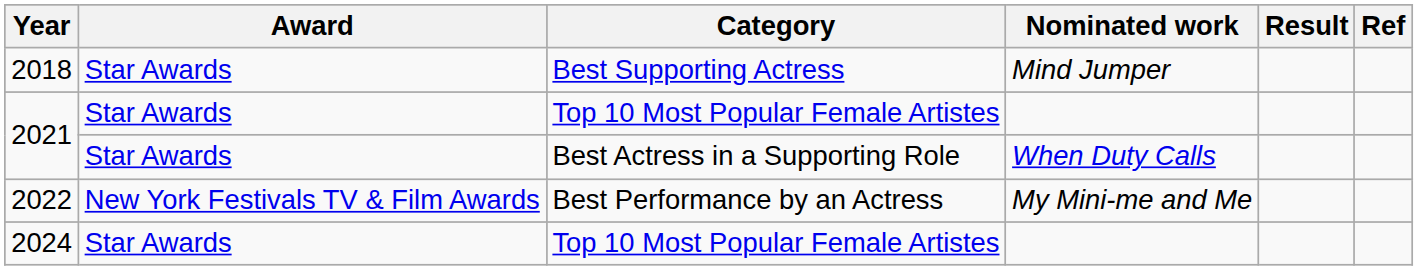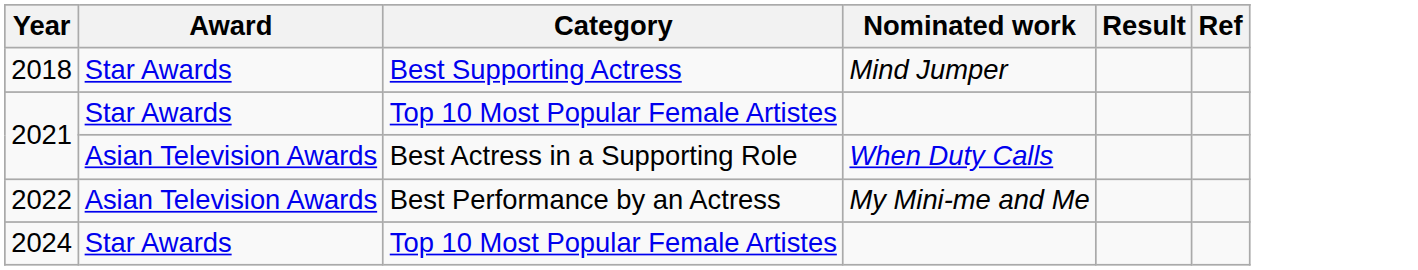(158, 156) Star Awards -> (231, 156) Asian Television Awards
(312, 199) New York Festivals TV & Film Awards -> (231, 199) Asian Television Awards
